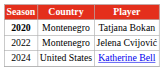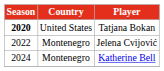(66, 27) Montenegro -> (66, 27) United States
(66, 58) United States -> (66, 58) Montenegro
